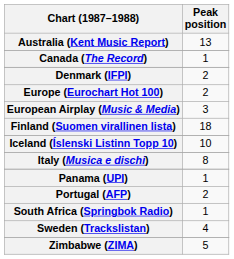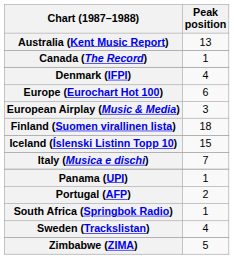(206, 76) 2 -> (206, 76) 4
(206, 93) 2 -> (206, 93) 6
(206, 144) 10 -> (206, 144) 15
(206, 161) 8 -> (206, 161) 7
